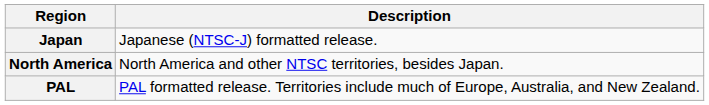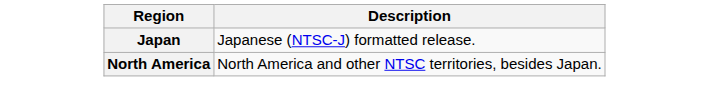- row: (61, 87)
